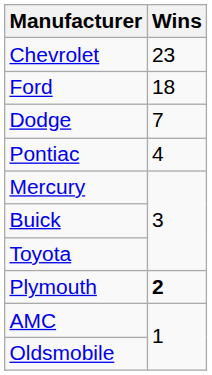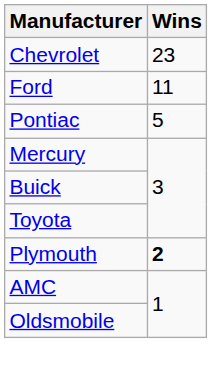(164, 87) 18 -> (163, 87) 11
- row: (40, 120)
(158, 154) 4 -> (158, 120) 5
